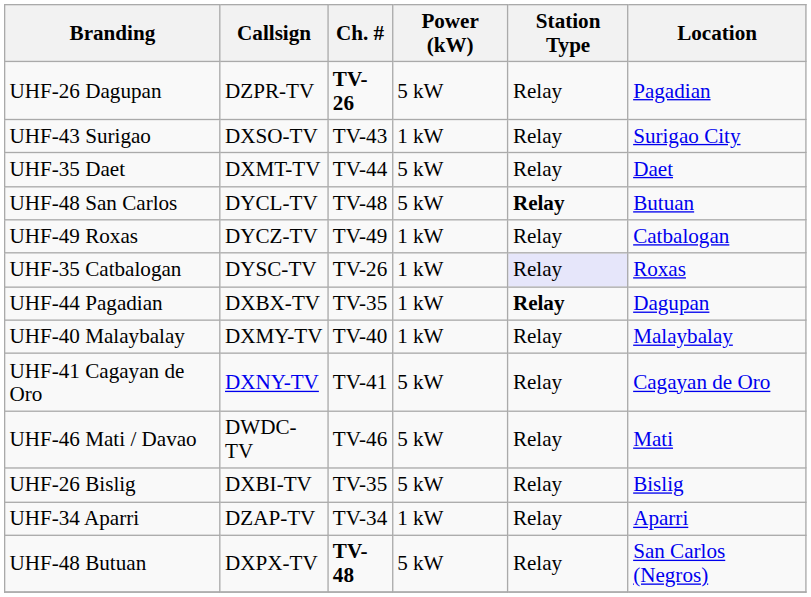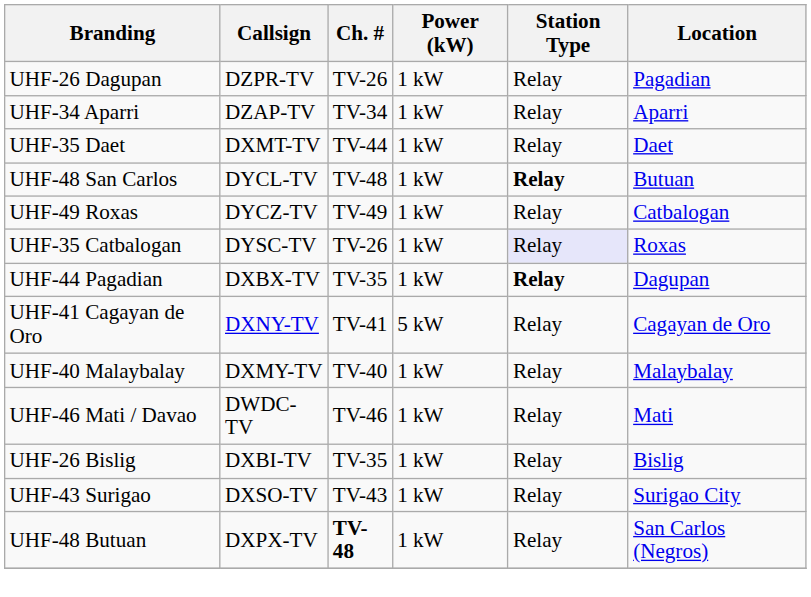(350, 90) bold -> (360, 78) normal
(420, 90) 5 kW -> (420, 78) 1 kW
rows swapped: (74, 518) <-> (80, 135)
(420, 169) 5 kW -> (420, 145) 1 kW
(420, 202) 5 kW -> (420, 178) 1 kW
rows swapped: (97, 382) <-> (97, 336)
(420, 439) 5 kW -> (420, 415) 1 kW
(420, 484) 5 kW -> (420, 460) 1 kW
(420, 563) 5 kW -> (420, 539) 1 kW
